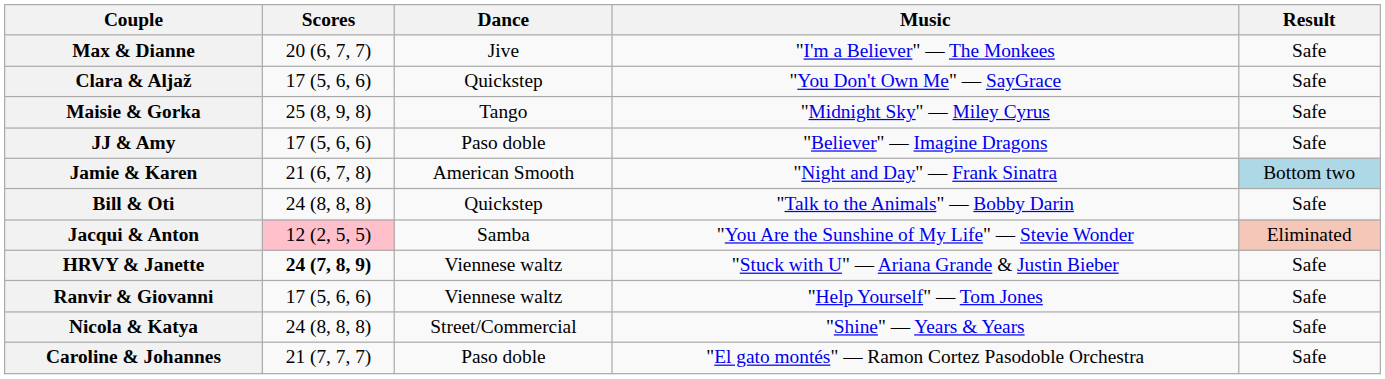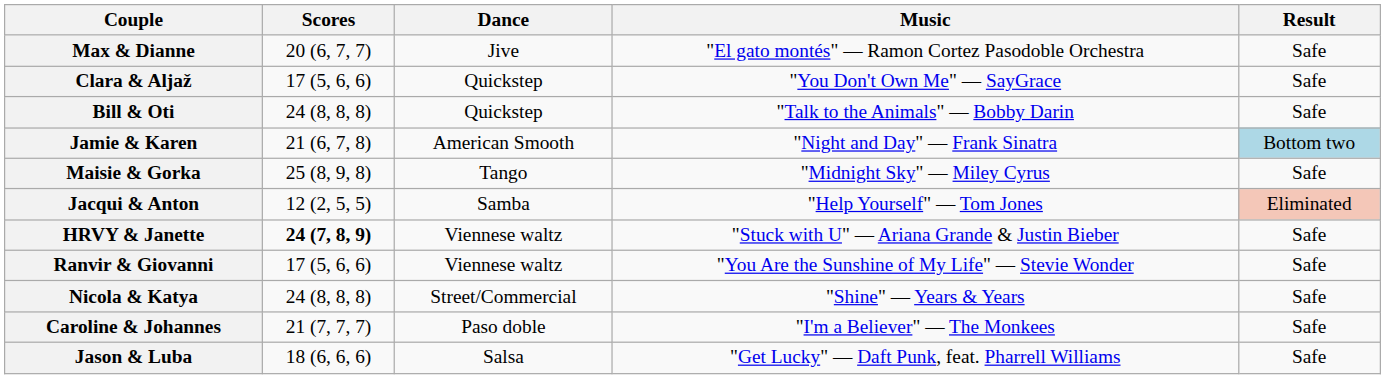(925, 50) "I'm a Believer" — The Monkees -> (925, 50) "El gato montés" — Ramon Cortez Pasodoble Orchestra
rows swapped: (133, 204) <-> (133, 111)
- row: (133, 142)
(329, 234) pink background -> (329, 204) no background
(925, 234) "You Are the Sunshine of My Life" — Stevie Wonder -> (925, 204) "Help Yourself" — Tom Jones
(925, 296) "Help Yourself" — Tom Jones -> (925, 265) "You Are the Sunshine of My Life" — Stevie Wonder
(925, 357) "El gato montés" — Ramon Cortez Pasodoble Orchestra -> (925, 326) "I'm a Believer" — The Monkees
+ row: (133, 357)
